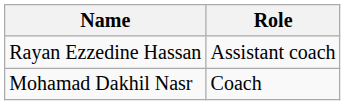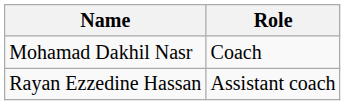rows swapped: (101, 83) <-> (105, 52)
